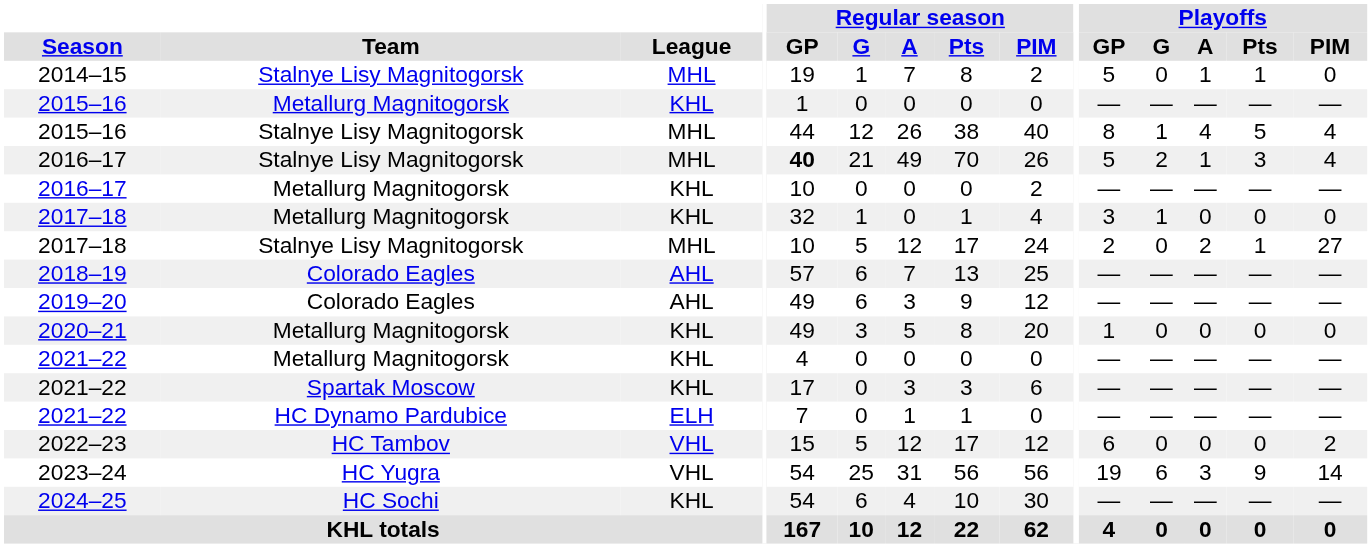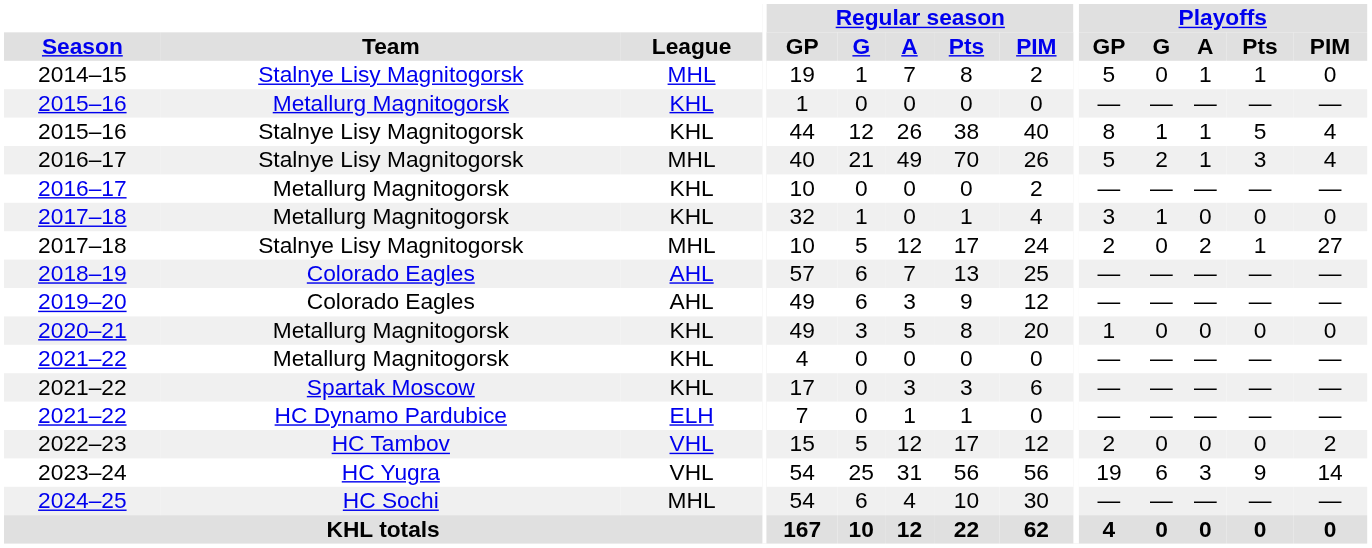(692, 131) MHL -> (692, 131) KHL
(1205, 131) 4 -> (1205, 131) 1
(802, 159) bold -> (802, 159) normal
(1109, 443) 6 -> (1109, 443) 2
(692, 500) KHL -> (692, 500) MHL
